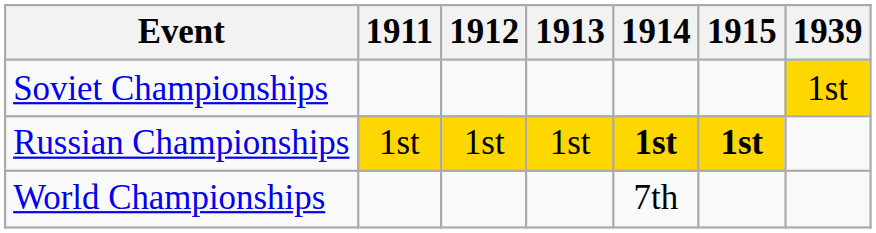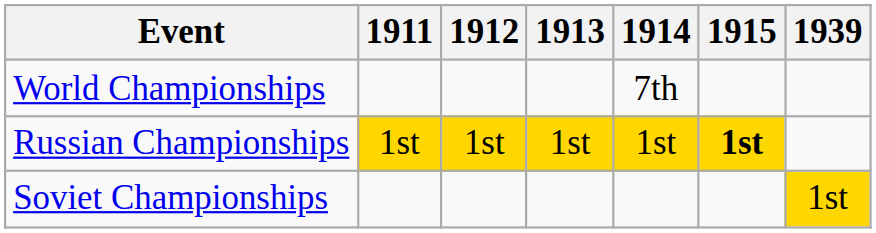rows swapped: (169, 198) <-> (171, 87)
(656, 142) bold -> (656, 142) normal
